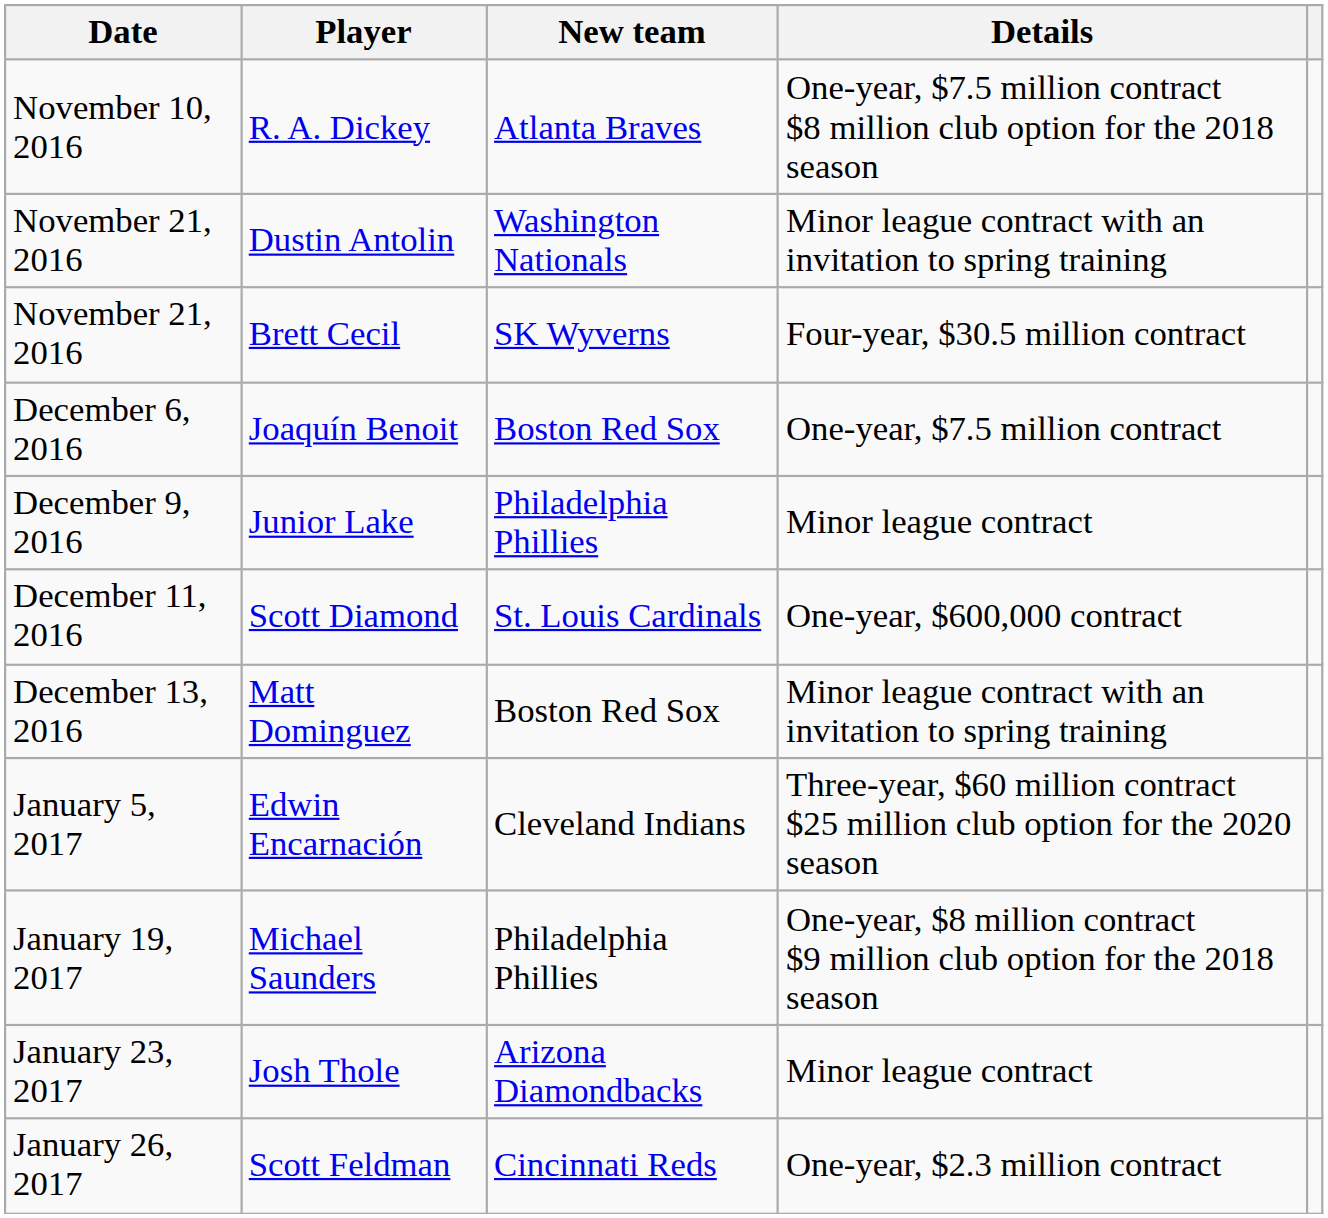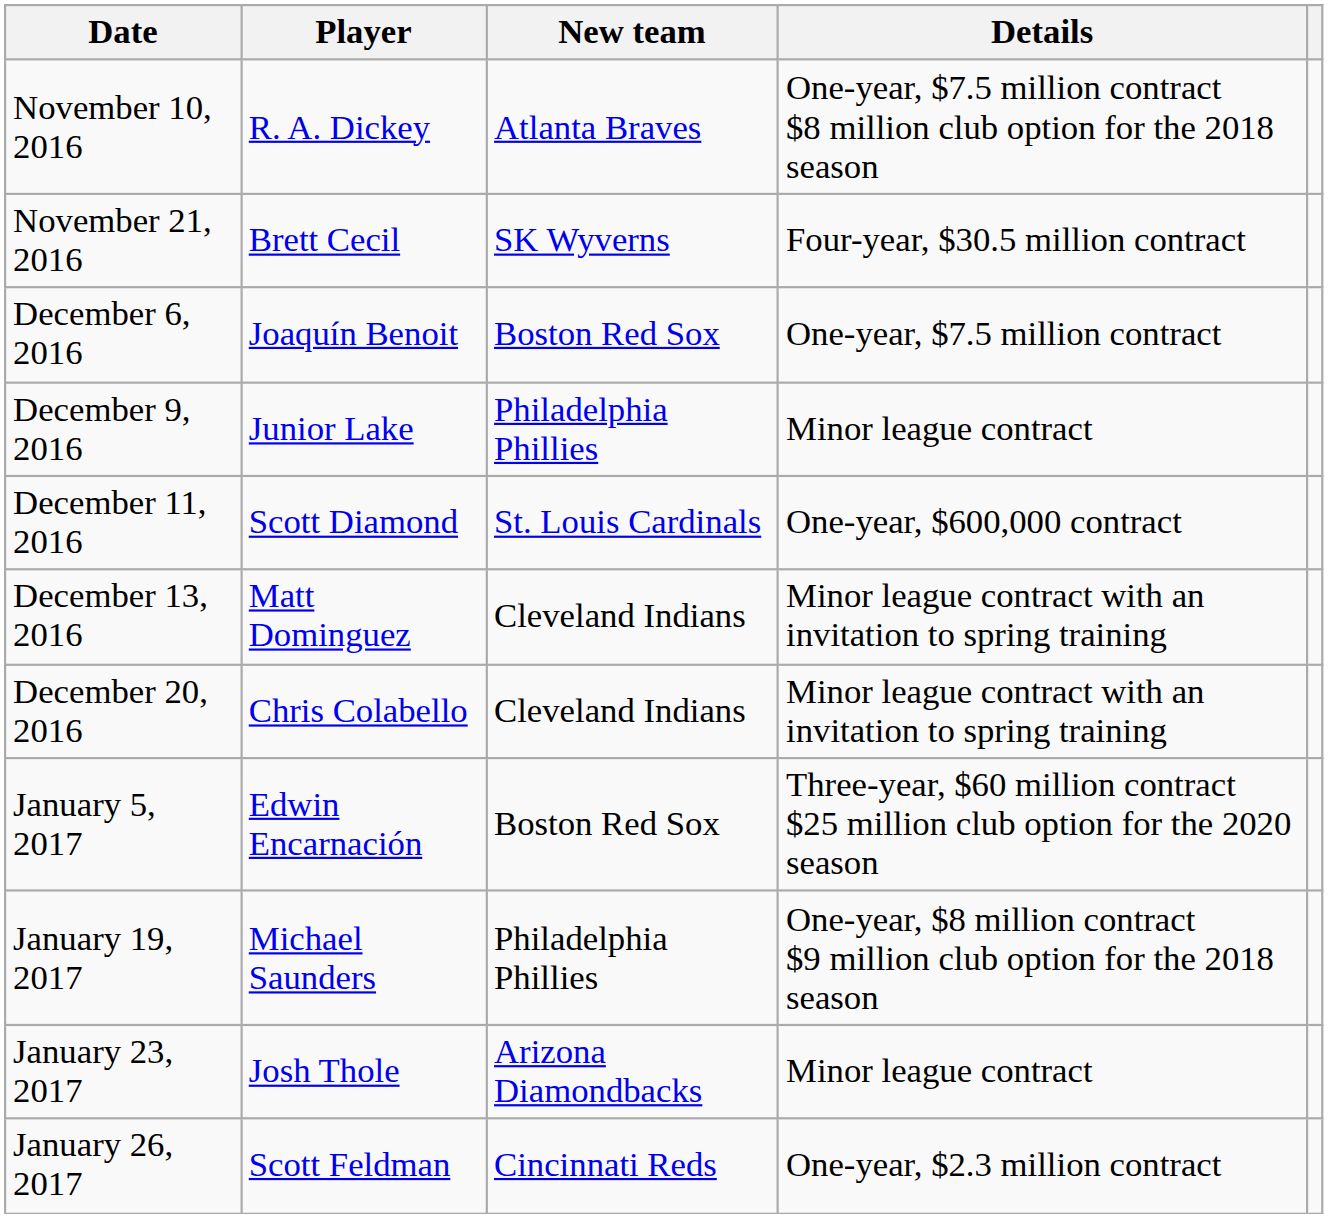- row: (352, 239)
(607, 710) Boston Red Sox -> (620, 616) Cleveland Indians
+ row: (358, 710)
(620, 824) Cleveland Indians -> (607, 824) Boston Red Sox
